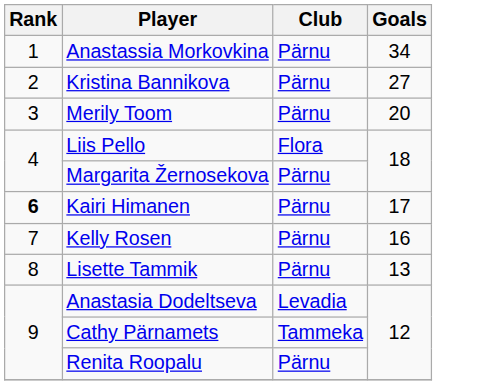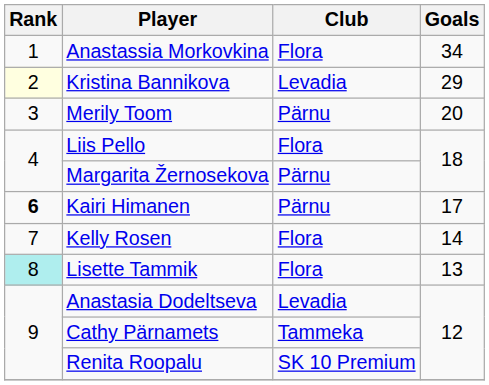(304, 51) Pärnu -> (300, 51) Flora
(33, 82) no background -> (33, 82) lightyellow background
(304, 82) Pärnu -> (312, 82) Levadia
(399, 82) 27 -> (452, 82) 29
(304, 238) Pärnu -> (300, 238) Flora
(399, 238) 16 -> (452, 238) 14
(33, 269) no background -> (33, 269) paleturquoise background
(304, 269) Pärnu -> (300, 269) Flora
(304, 363) Pärnu -> (347, 363) SK 10 Premium
